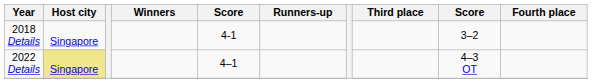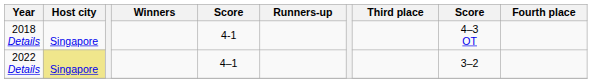(470, 35) 3–2 -> (470, 35) 4–3 OT
(470, 64) 4–3 OT -> (470, 64) 3–2
